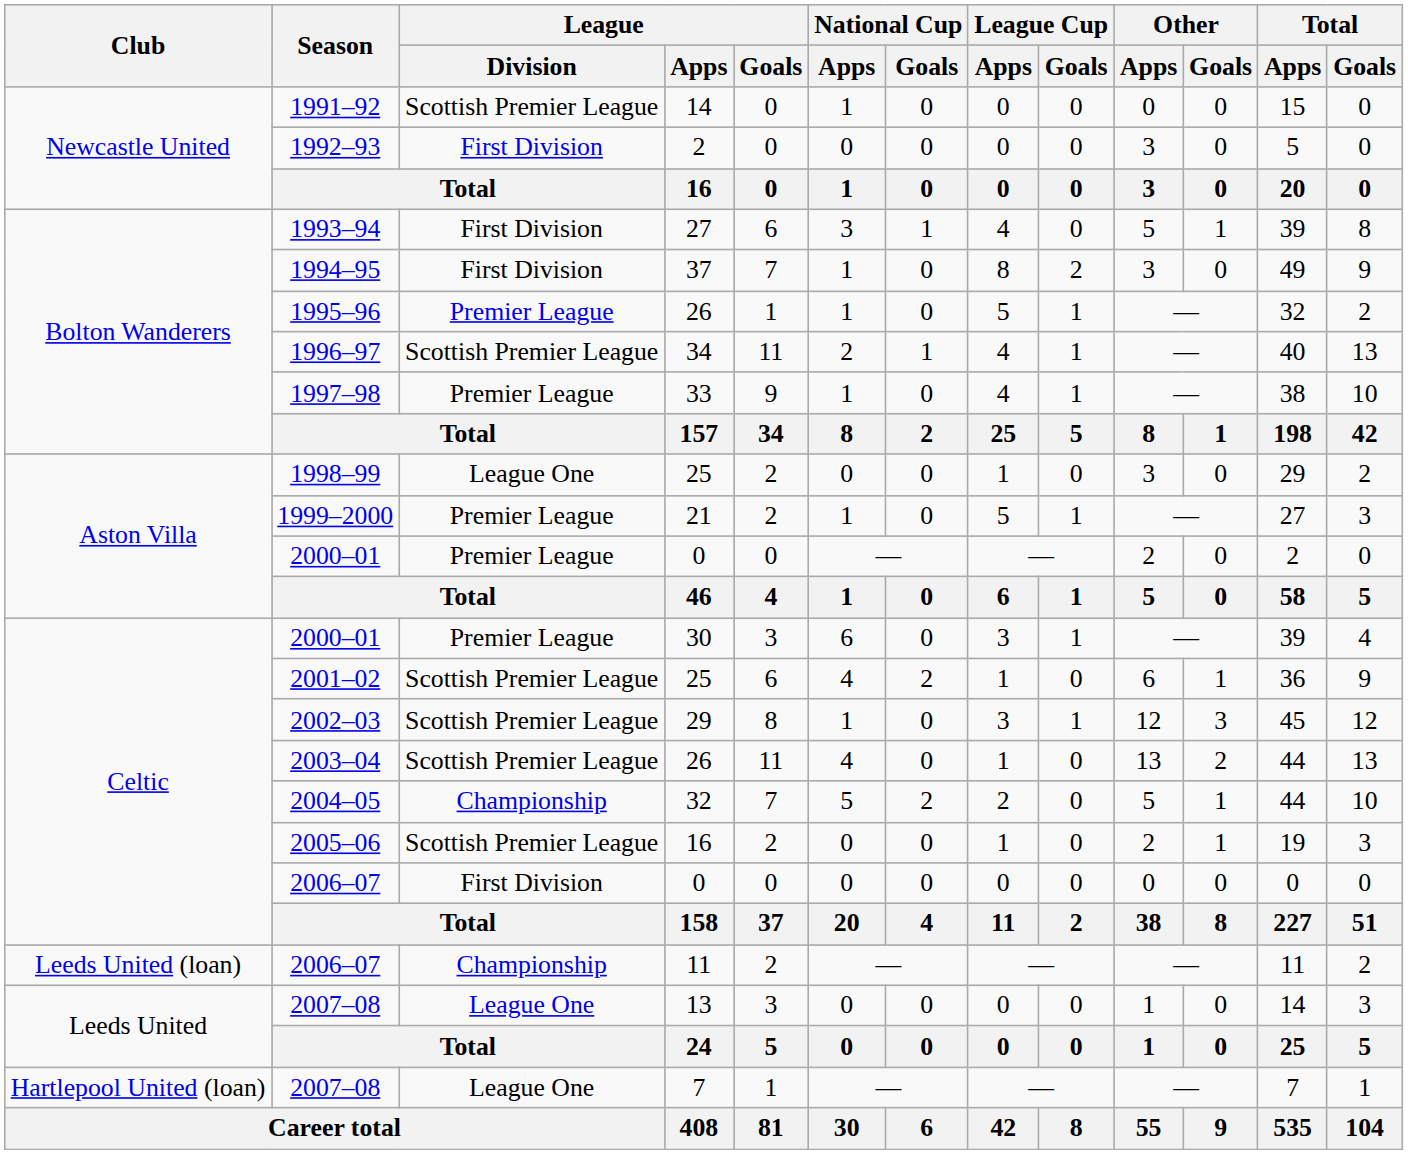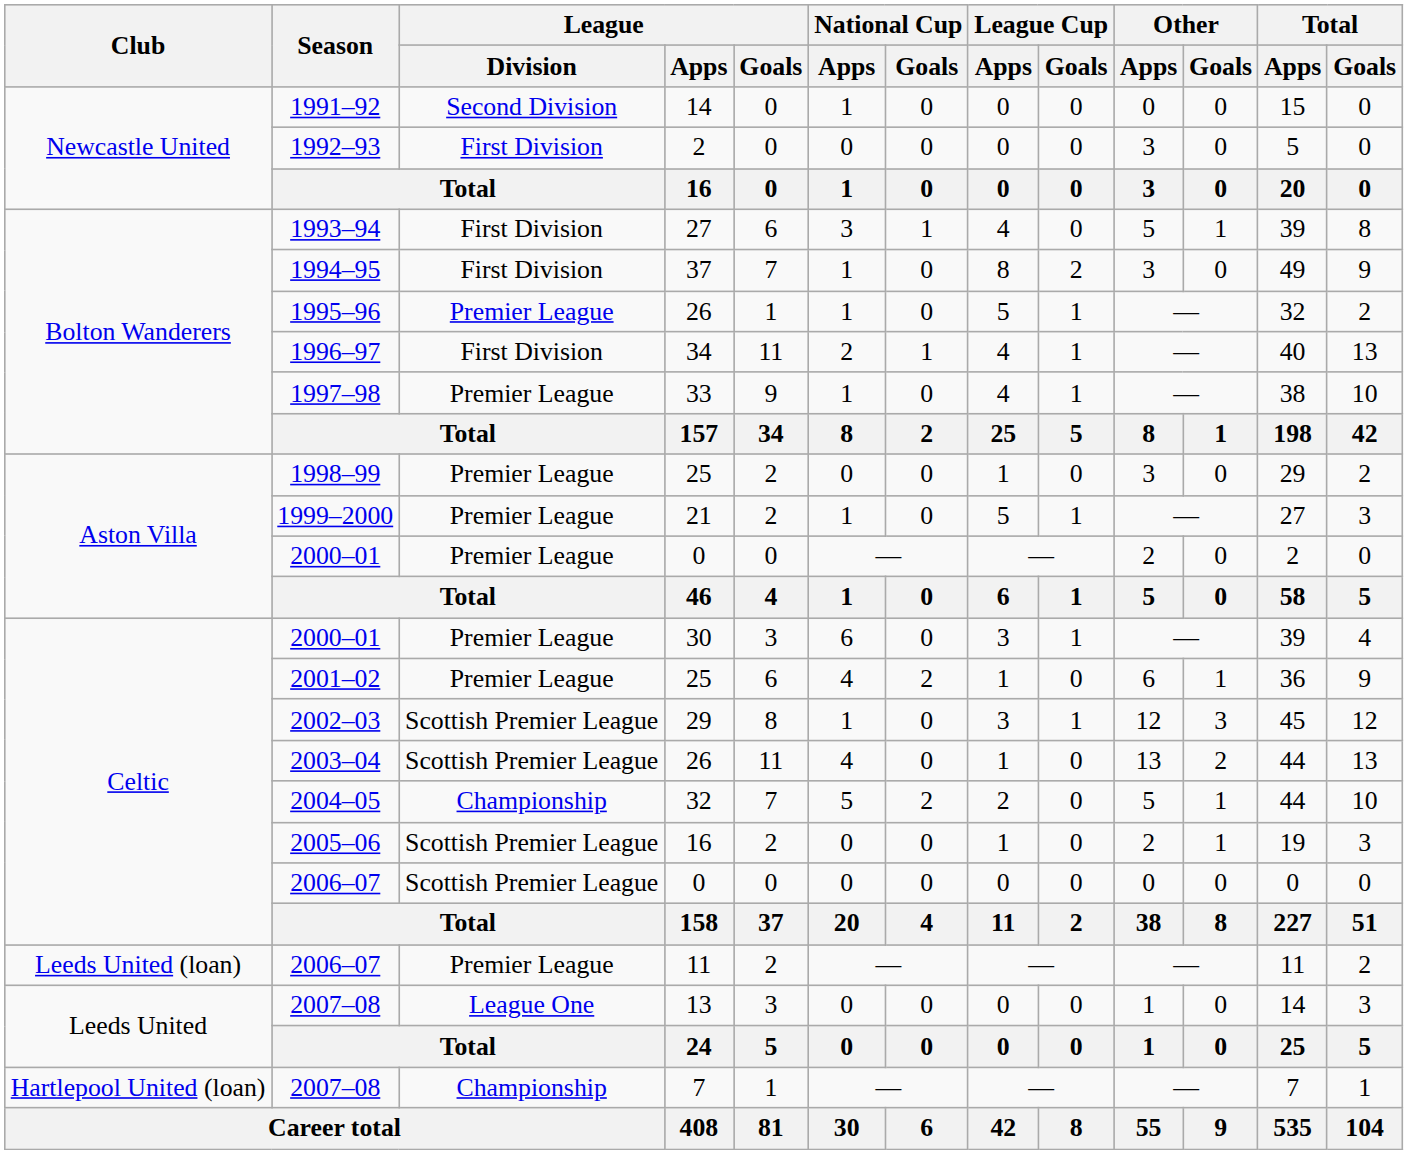(532, 106) Scottish Premier League -> (532, 106) Second Division
(532, 351) Scottish Premier League -> (532, 351) First Division
(532, 474) League One -> (532, 474) Premier League
(532, 678) Scottish Premier League -> (532, 678) Premier League
(532, 882) First Division -> (532, 882) Scottish Premier League
(532, 964) Championship -> (532, 964) Premier League
(532, 1087) League One -> (532, 1087) Championship
